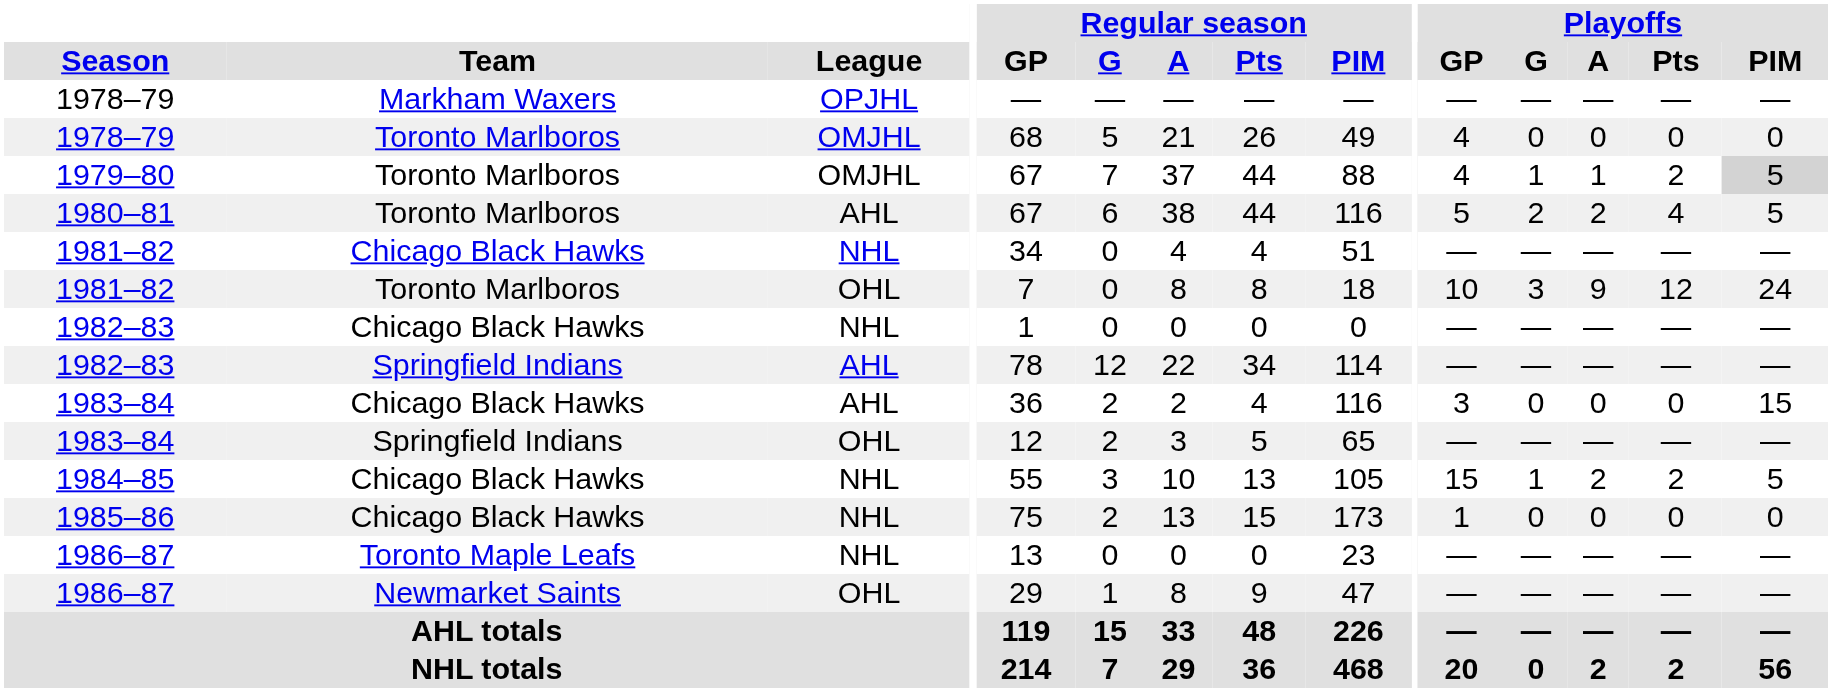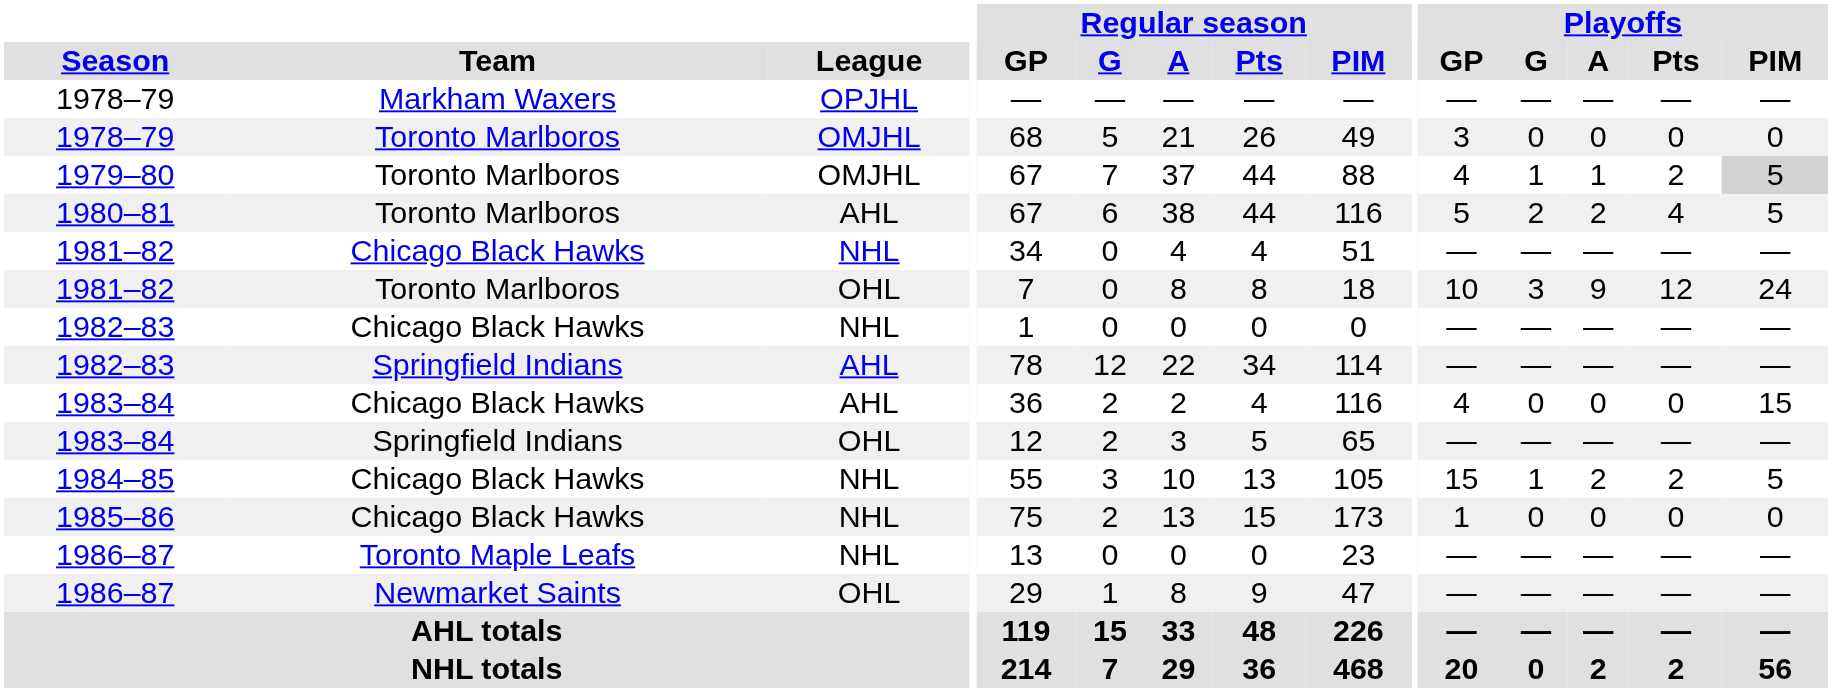(1461, 136) 4 -> (1461, 136) 3
(1461, 402) 3 -> (1461, 402) 4
